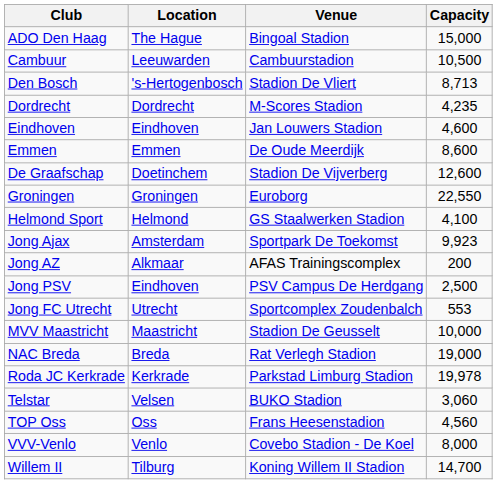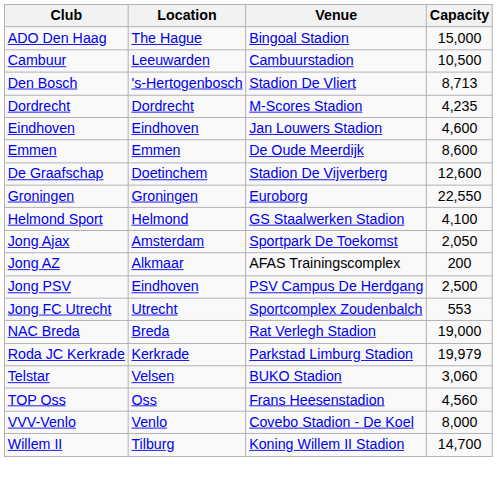(460, 241) 9,923 -> (460, 241) 2,050
- row: (58, 331)
(460, 377) 19,978 -> (460, 354) 19,979
